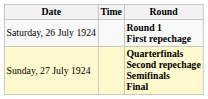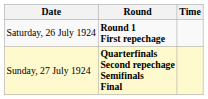columns swapped: (111, 12) <-> (164, 12)
